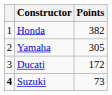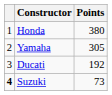(97, 30) 382 -> (97, 30) 380
(97, 65) 172 -> (97, 65) 192
